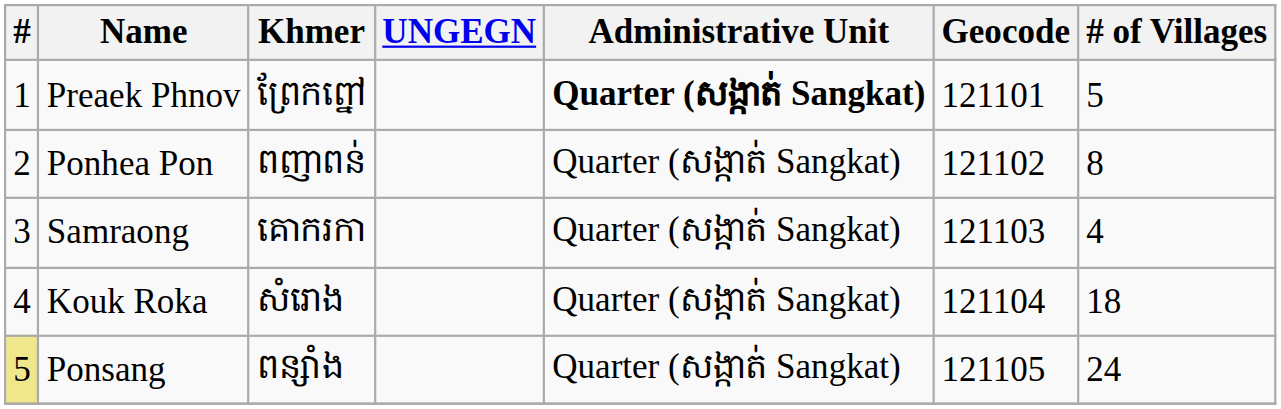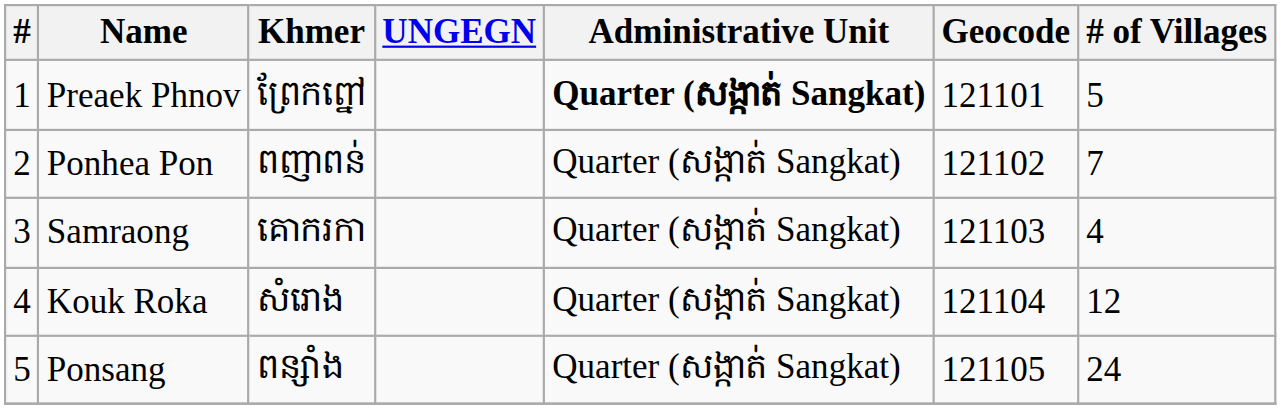(1095, 163) 8 -> (1095, 163) 7
(1104, 300) 18 -> (1104, 300) 12
(22, 369) khaki background -> (22, 369) no background
